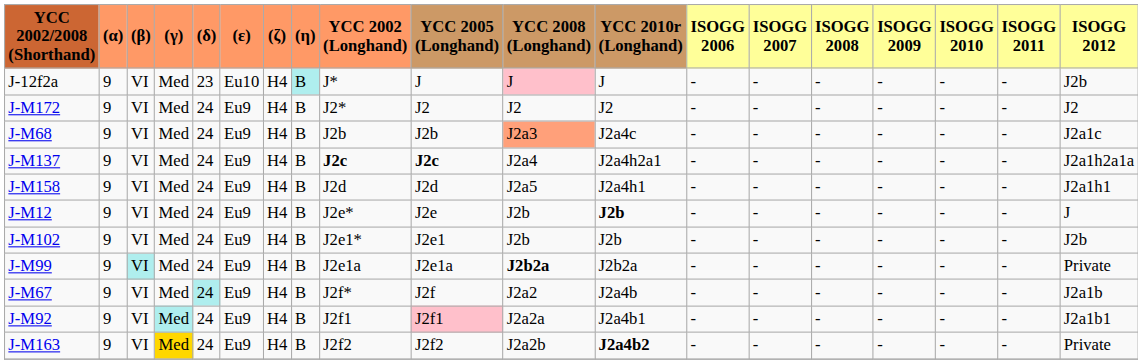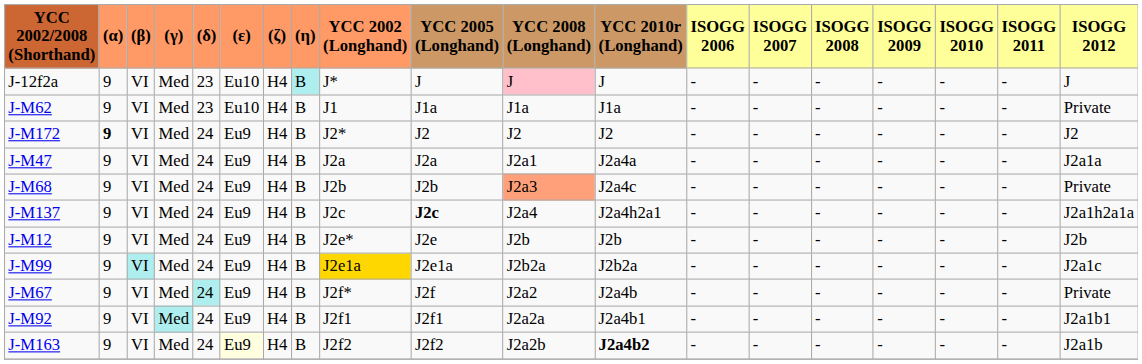(1075, 81) J2b -> (1067, 81) J
+ row: (30, 107)
(107, 107) normal -> (107, 134) bold
+ row: (30, 160)
(1083, 134) J2a1c -> (1087, 187) Private
(335, 160) bold -> (334, 213) normal
- row: (34, 187)
(612, 213) bold -> (610, 239) normal
(1067, 213) J -> (1075, 239) J2b
- row: (34, 239)
(342, 266) no background -> (342, 266) gold background
(528, 266) bold -> (526, 266) normal
(1087, 266) Private -> (1083, 266) J2a1c
(1083, 292) J2a1b -> (1087, 292) Private
(429, 319) pink background -> (429, 319) no background
(174, 345) gold background -> (174, 345) no background
(237, 345) no background -> (237, 345) lightyellow background
(1087, 345) Private -> (1083, 345) J2a1b
